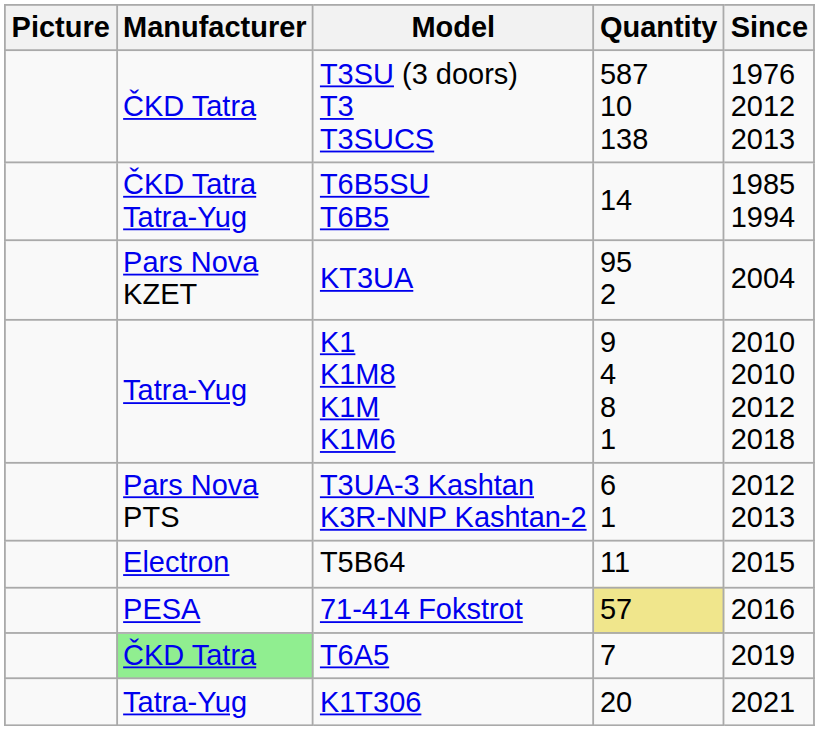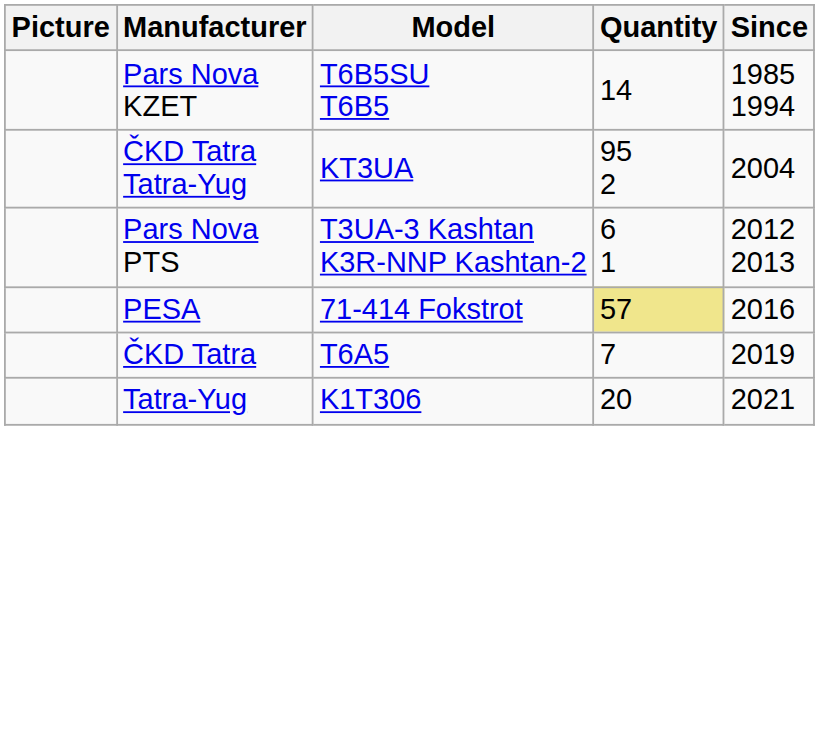- row: (419, 105)
(190, 200) ČKD Tatra Tatra-Yug -> (191, 89) Pars Nova KZET
(191, 279) Pars Nova KZET -> (190, 168) ČKD Tatra Tatra-Yug
- row: (358, 390)
- row: (363, 563)
(190, 655) lightgreen background -> (190, 354) no background
